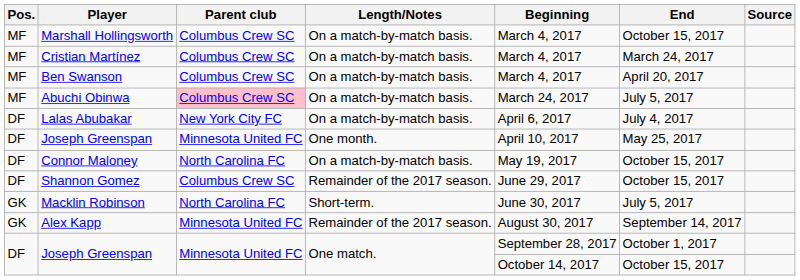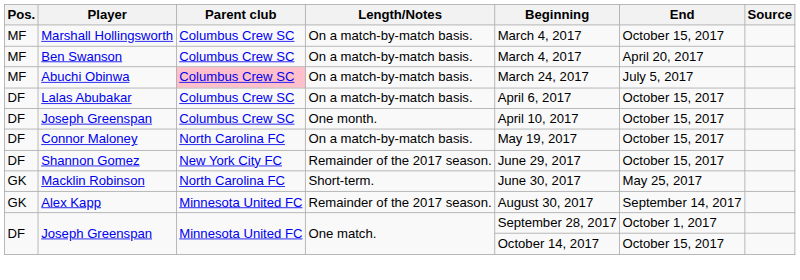- row: (91, 56)
(231, 118) New York City FC -> (237, 98) Columbus Crew SC
(658, 118) July 4, 2017 -> (673, 98) October 15, 2017
(241, 139) Minnesota United FC -> (237, 118) Columbus Crew SC
(662, 139) May 25, 2017 -> (673, 118) October 15, 2017
(237, 181) Columbus Crew SC -> (231, 160) New York City FC
(658, 202) July 5, 2017 -> (662, 181) May 25, 2017
